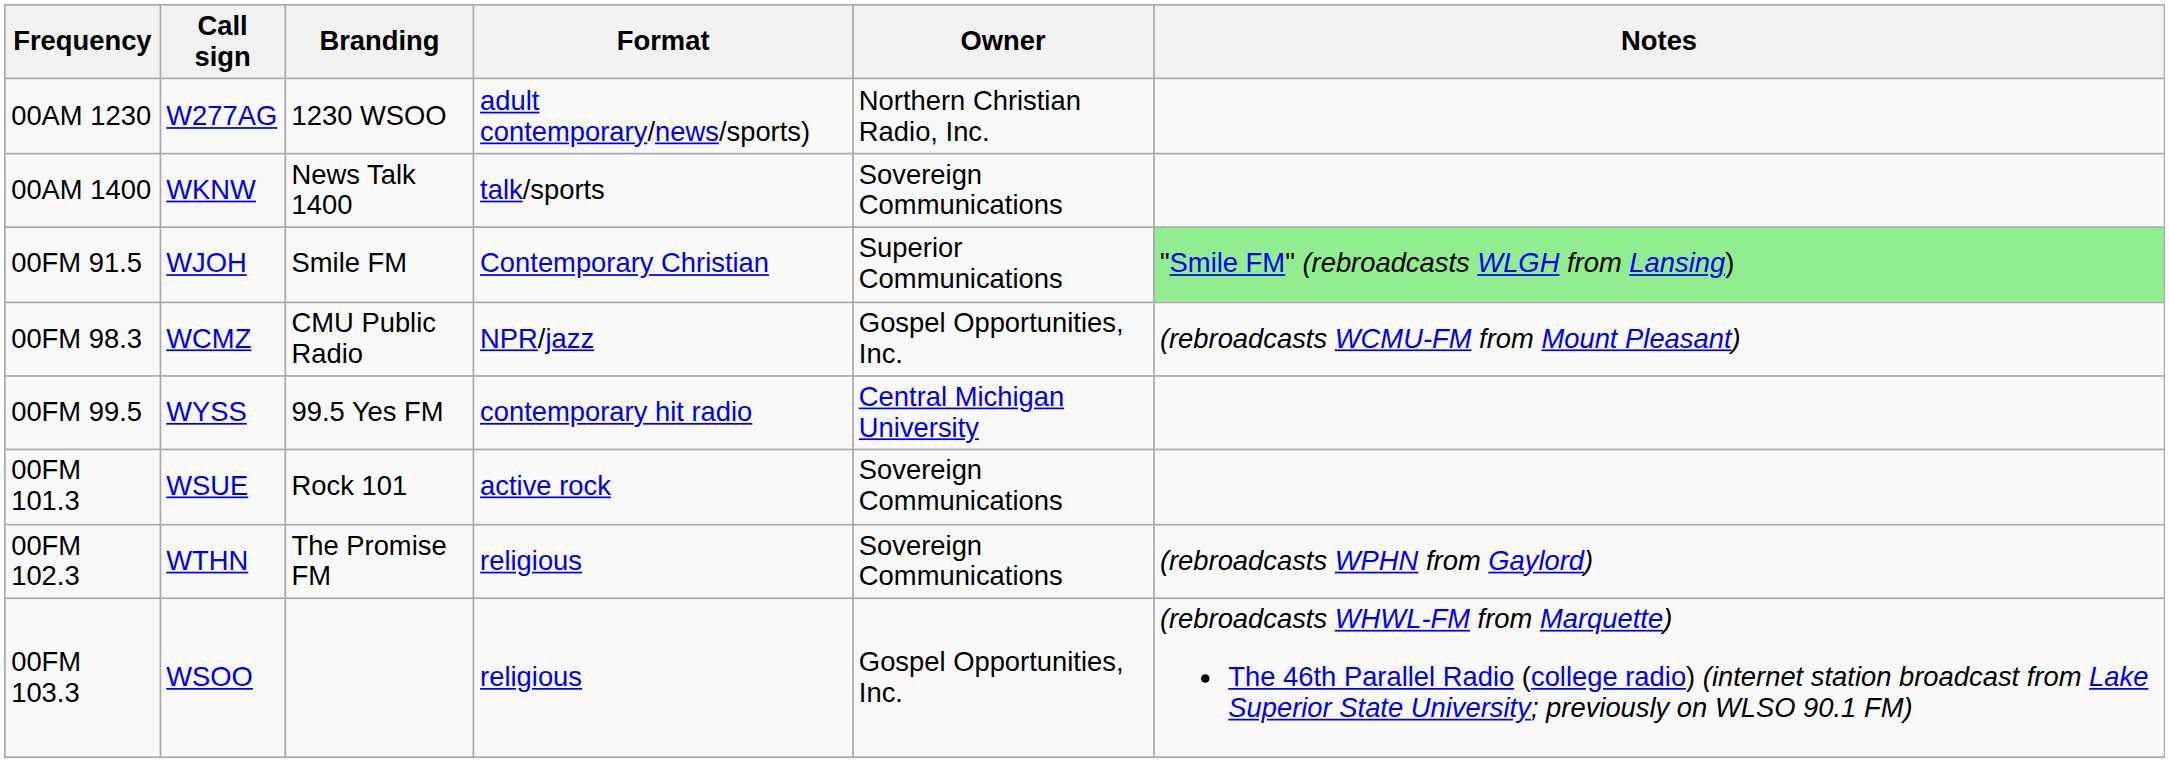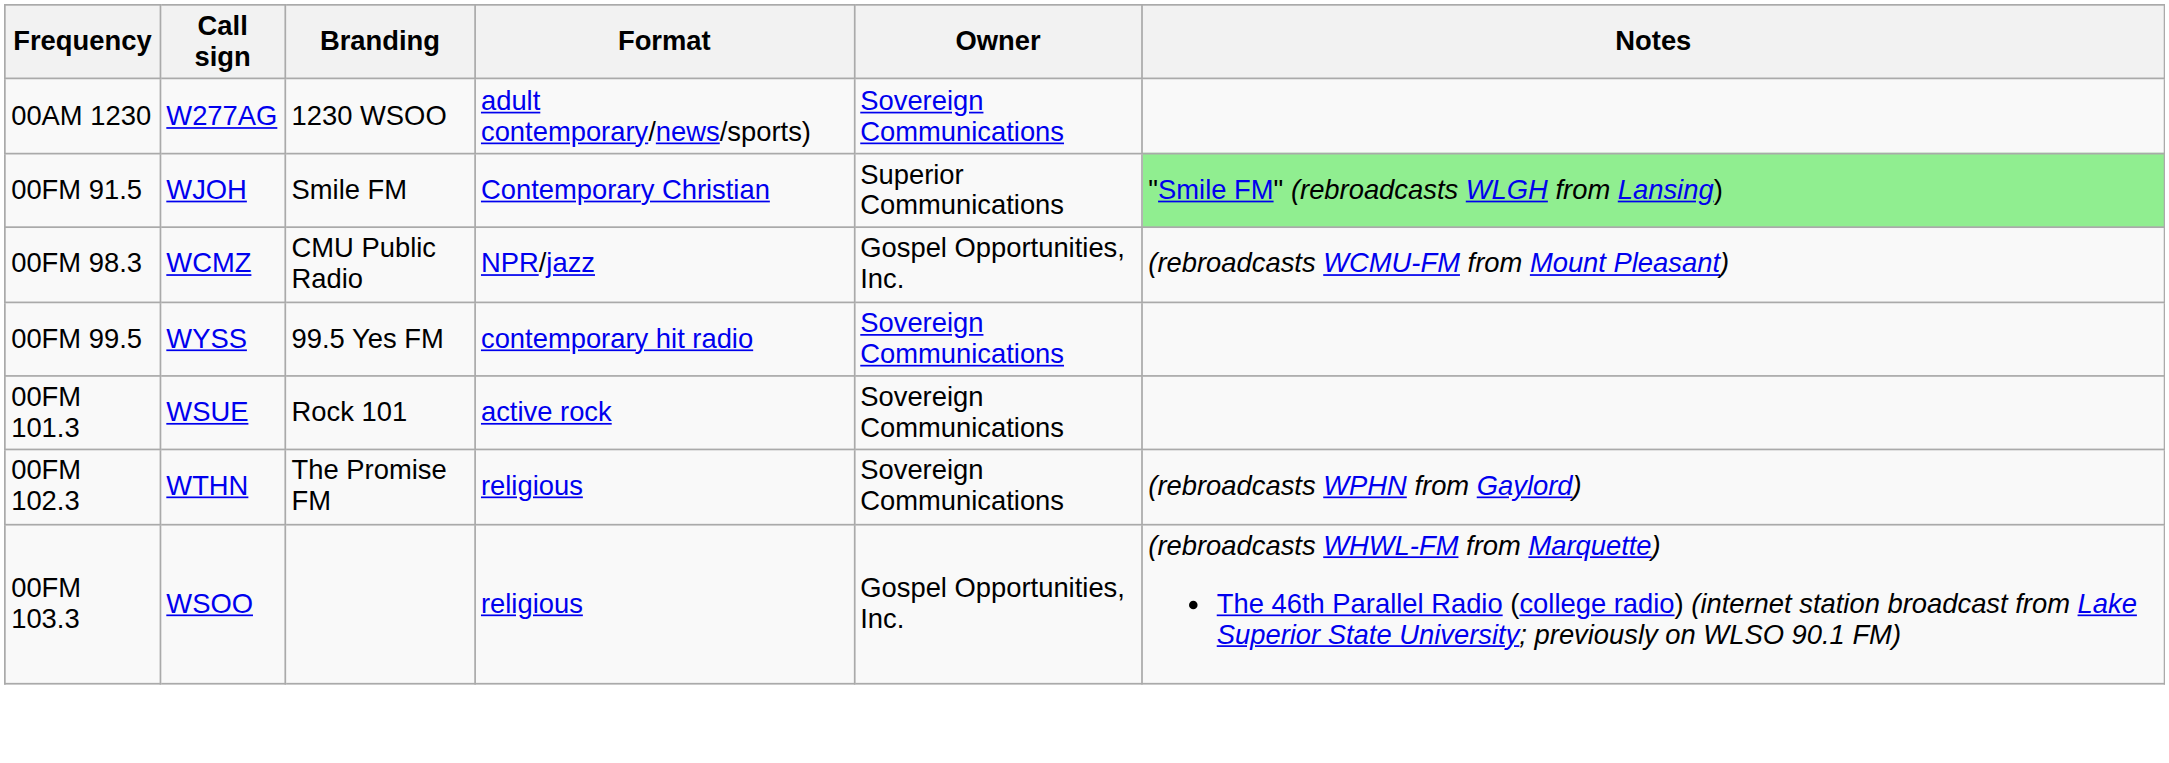(970, 115) Northern Christian Radio, Inc. -> (962, 115) Sovereign Communications
- row: (81, 189)
(962, 412) Central Michigan University -> (962, 338) Sovereign Communications
